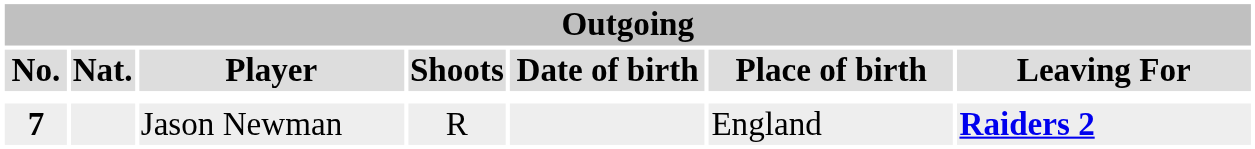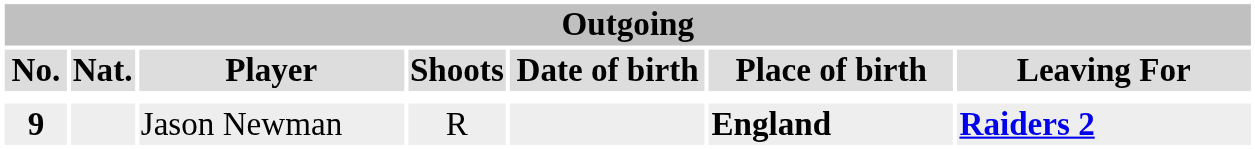(36, 123) 7 -> (36, 123) 9
(767, 123) normal -> (771, 123) bold
